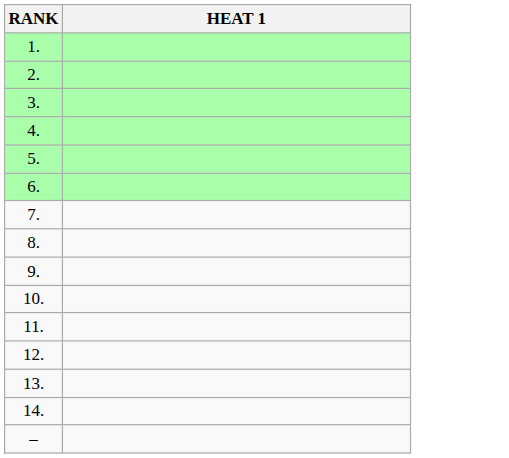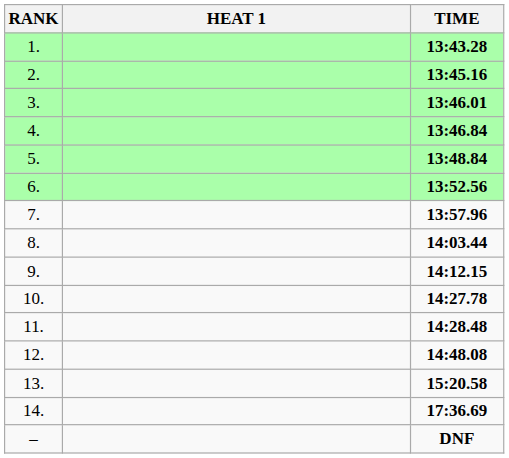+ column: (457, 18)
